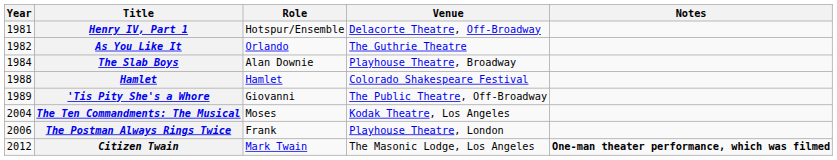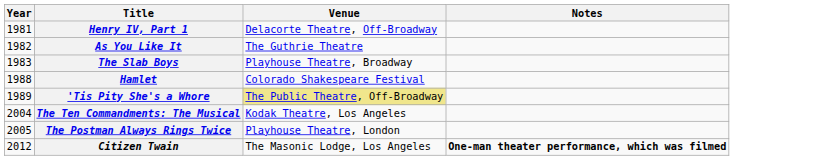- column: (295, 13)
(19, 63) 1984 -> (19, 63) 1983
(448, 96) no background -> (344, 96) khaki background
(19, 130) 2006 -> (19, 130) 2005
